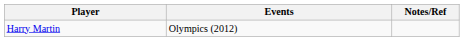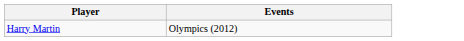- column: (425, 12)
